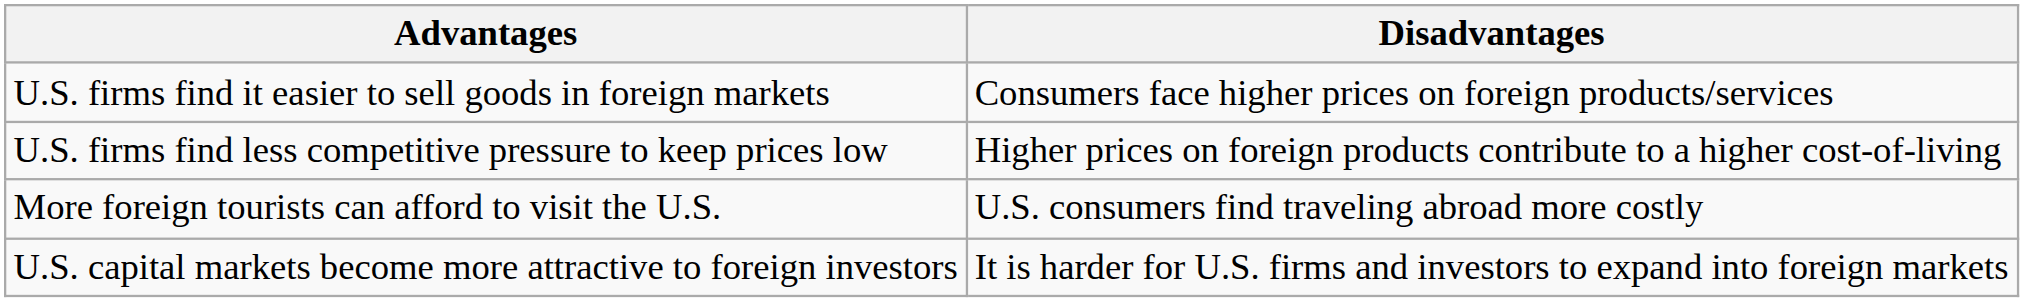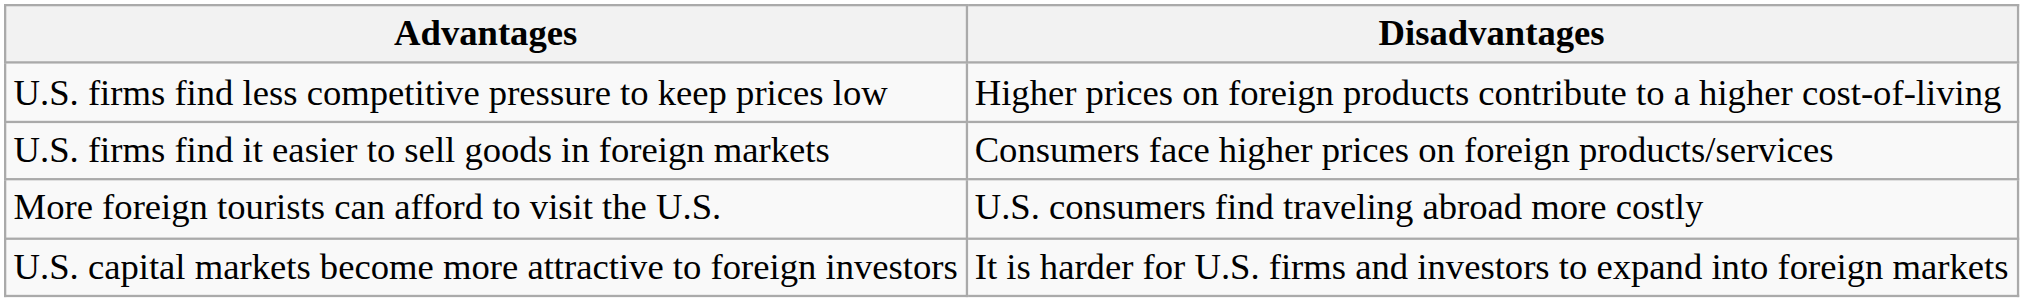rows swapped: (422, 91) <-> (451, 149)
